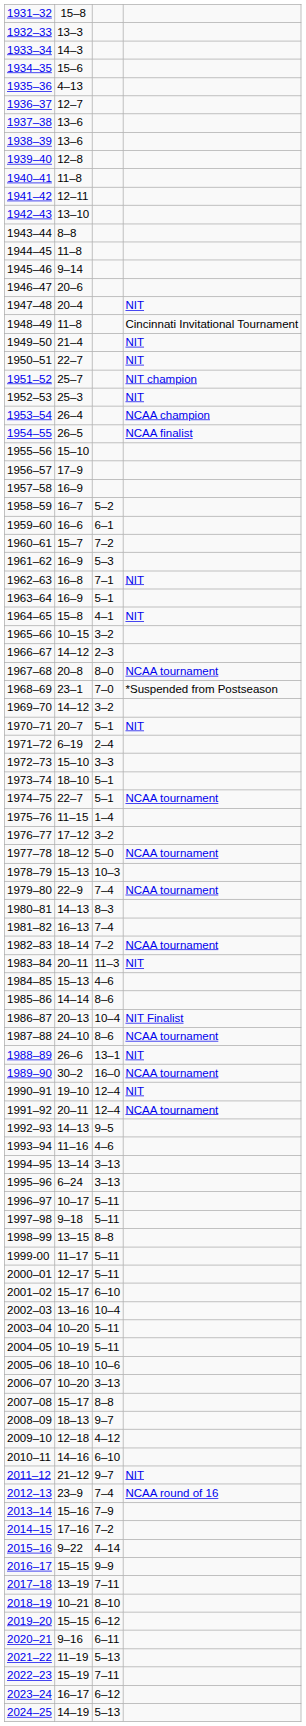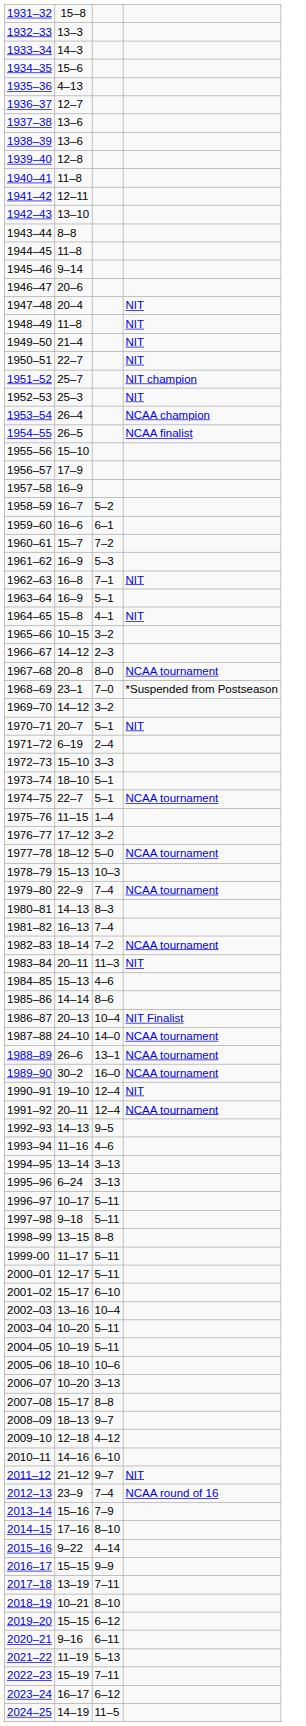(212, 324) Cincinnati Invitational Tournament -> (135, 324) NIT
(104, 1036) 8–6 -> (107, 1036) 14–0
(135, 1055) NIT -> (172, 1055) NCAA tournament
(104, 1530) 7–2 -> (107, 1530) 8–10
(107, 1712) 5–13 -> (107, 1712) 11–5
